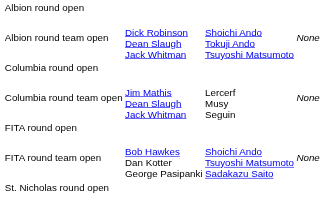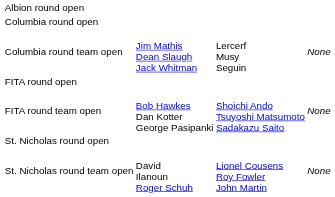- row: (57, 38)
+ row: (69, 171)
